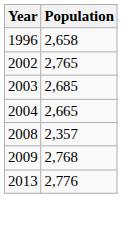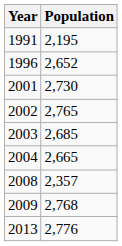+ row: (23, 39)
(61, 39) 2,658 -> (61, 63) 2,652
+ row: (23, 87)
